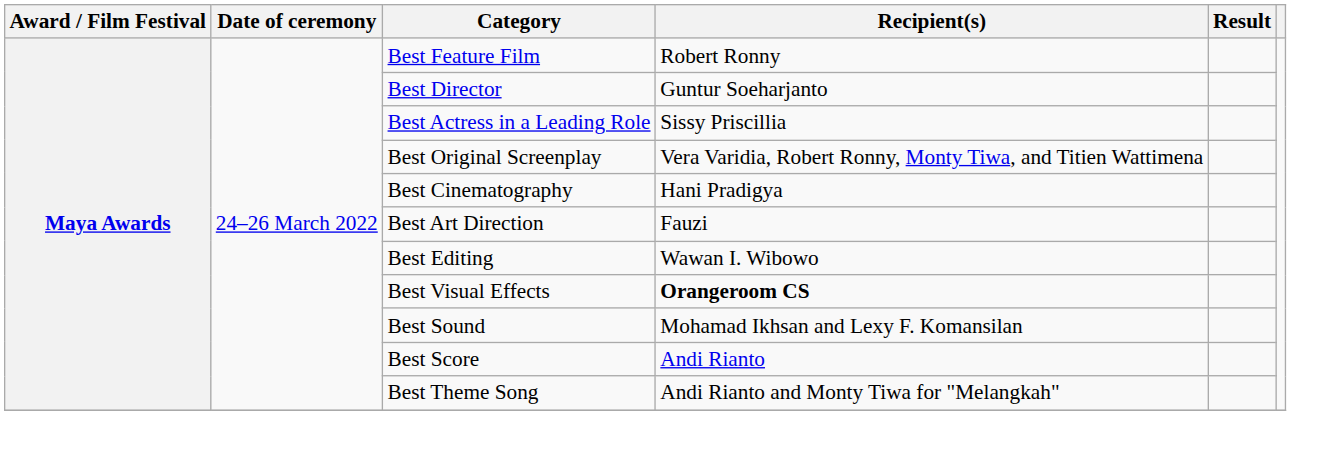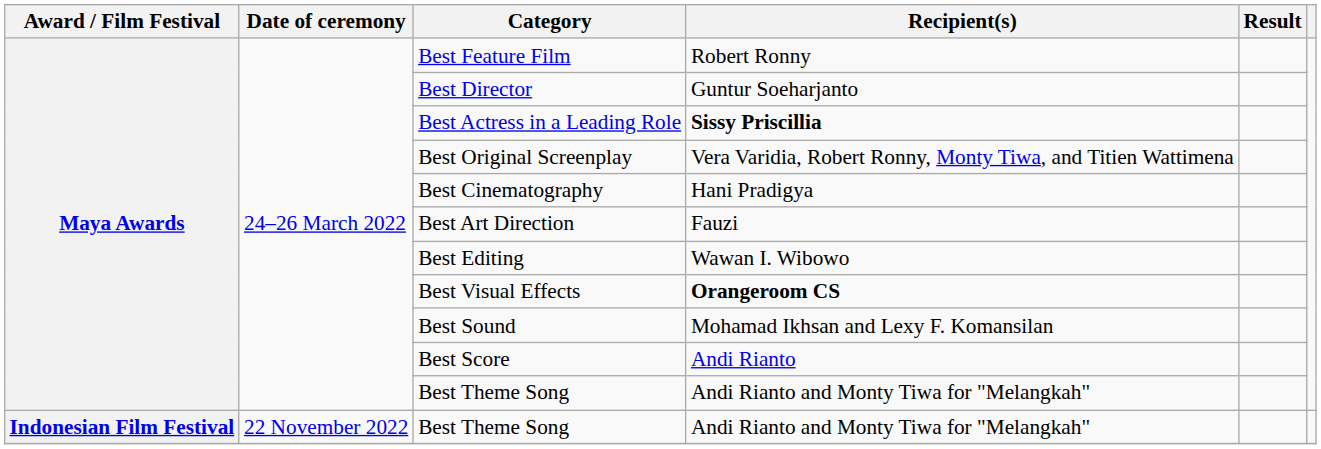(723, 122) normal -> (756, 122) bold
+ row: (122, 426)
